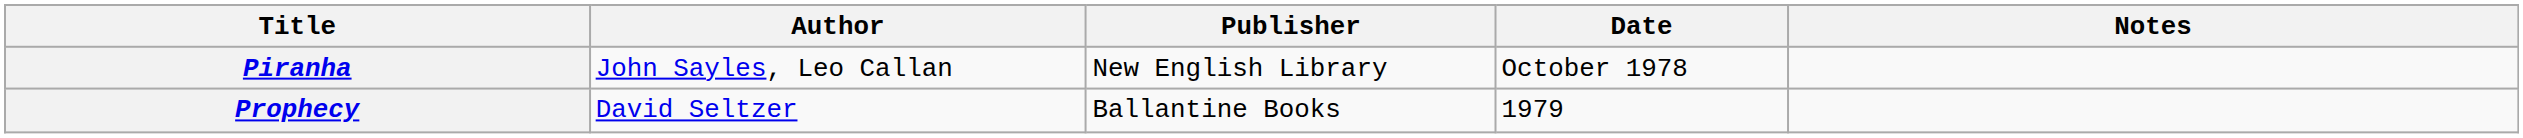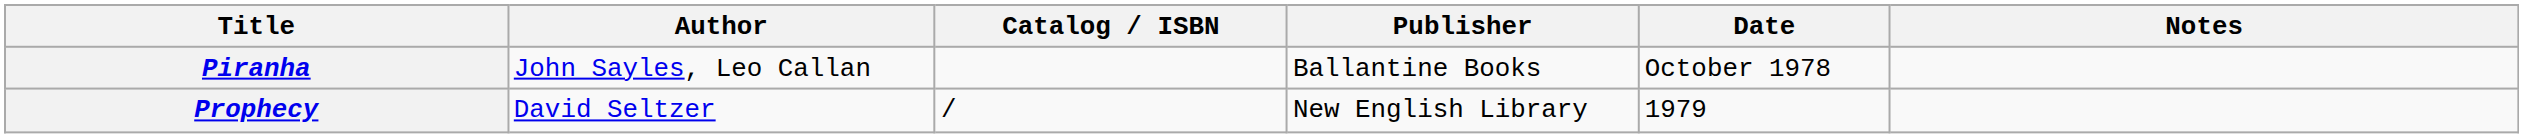+ column: (1111, 26)
(1240, 68) New English Library -> (1417, 68) Ballantine Books
(1217, 110) Ballantine Books -> (1440, 110) New English Library
